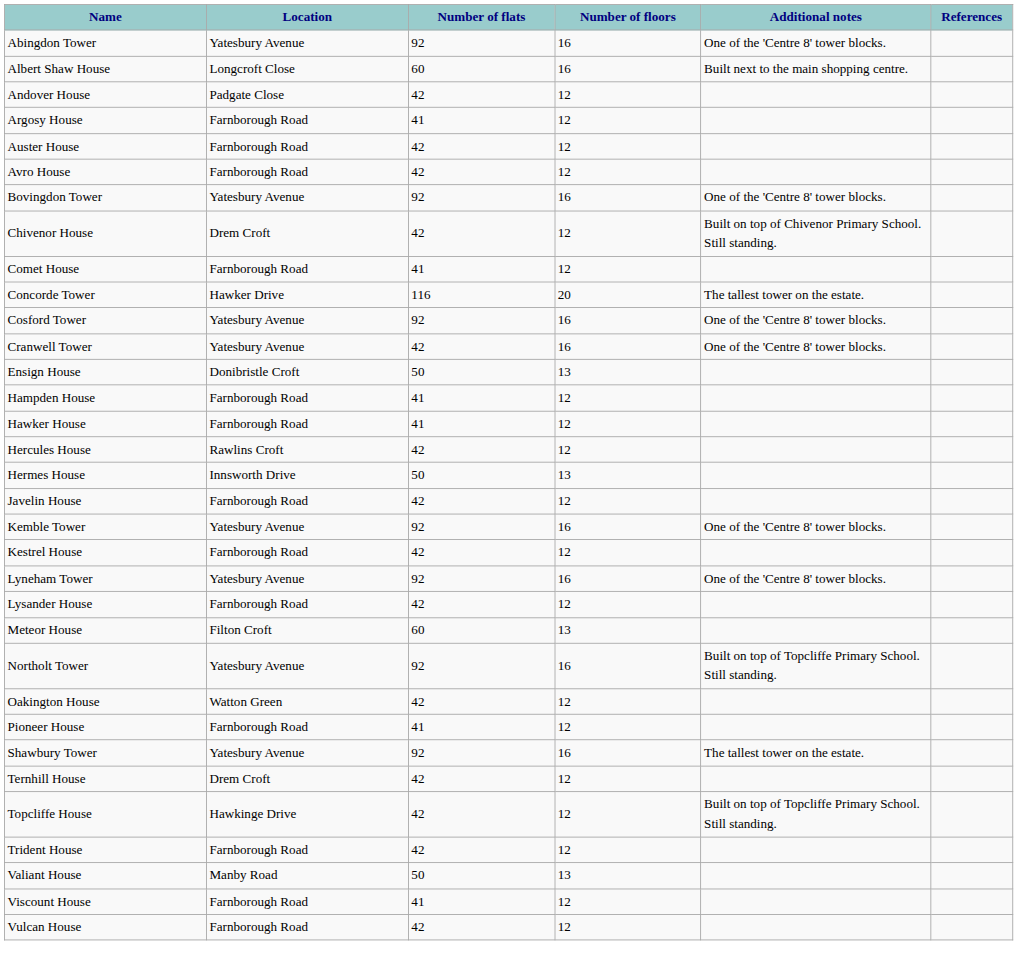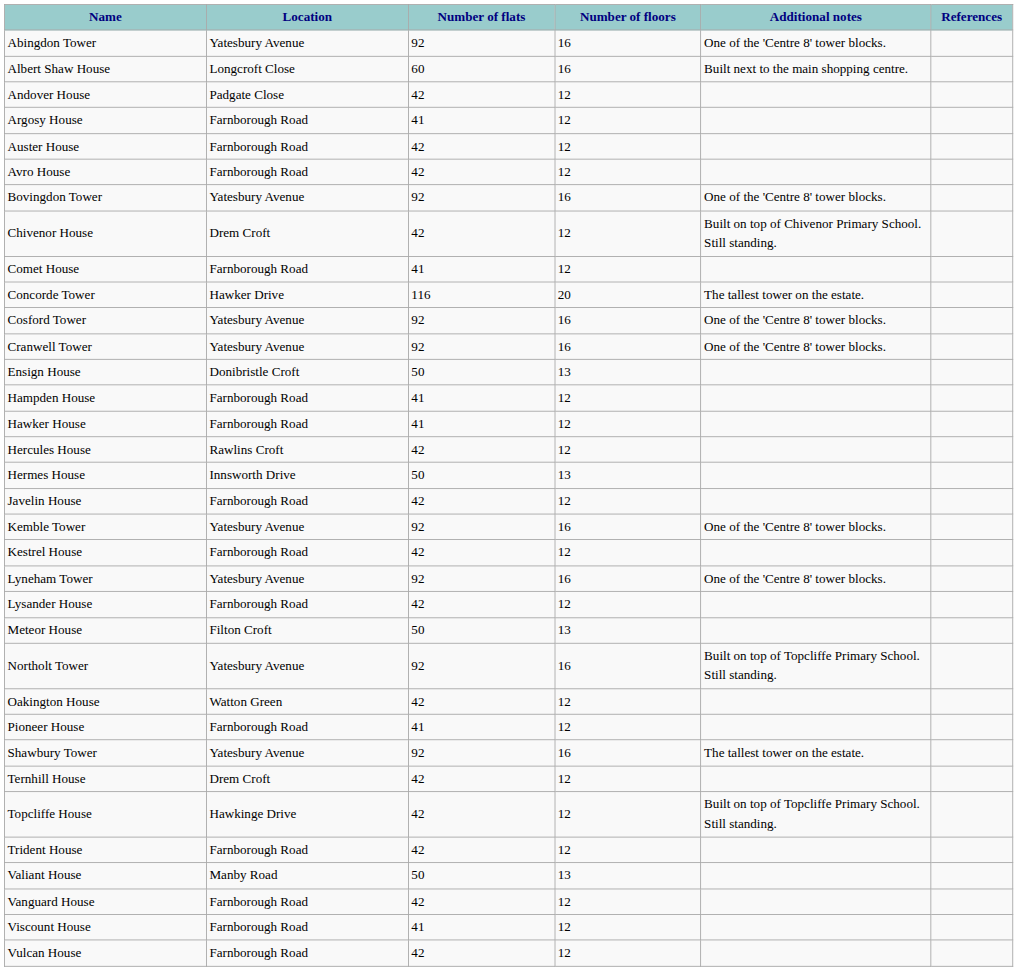(418, 346) 42 -> (418, 346) 92
(418, 630) 60 -> (418, 630) 50
+ row: (51, 901)
